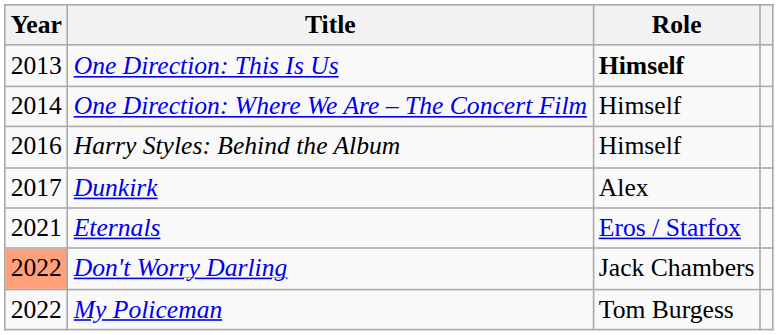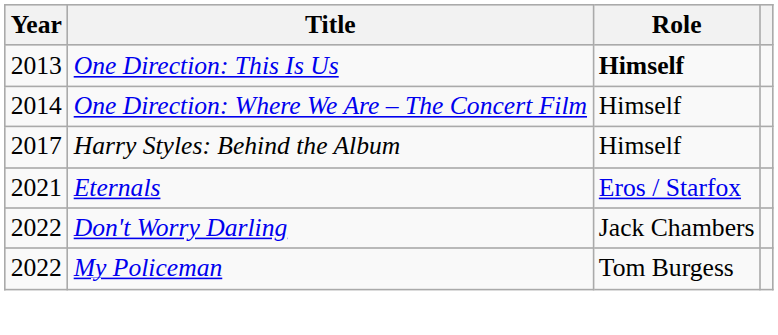(36, 146) 2016 -> (36, 146) 2017
- row: (116, 187)
(36, 268) lightsalmon background -> (36, 227) no background
